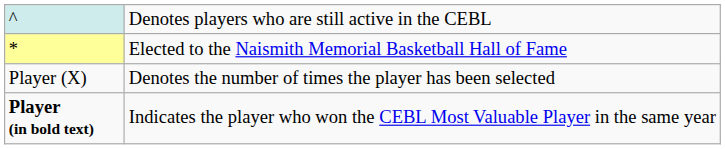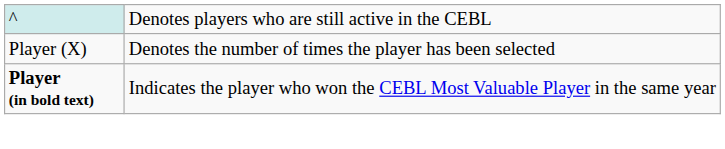- row: (13, 48)
